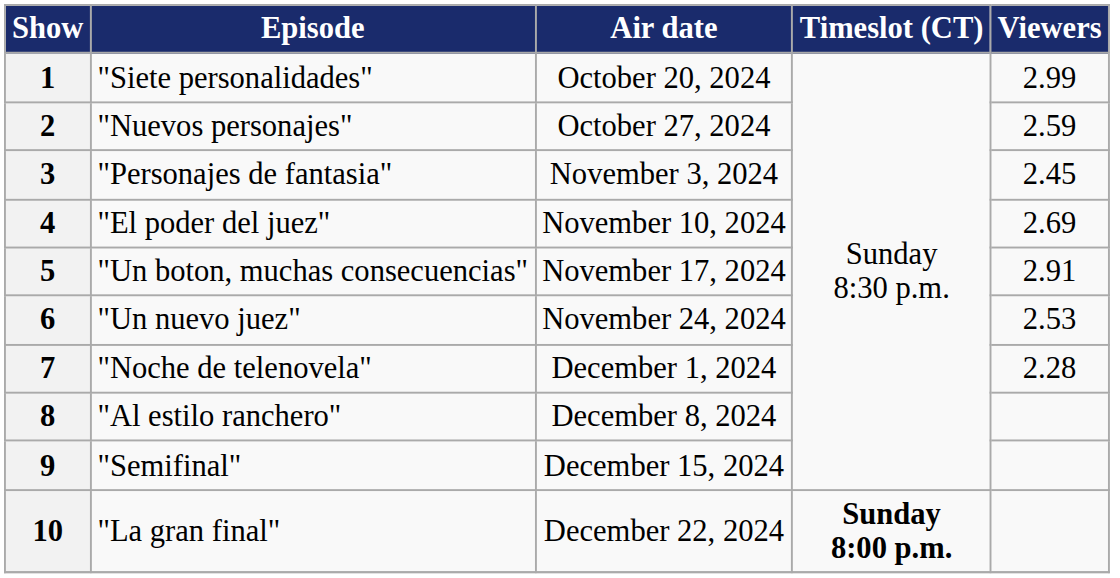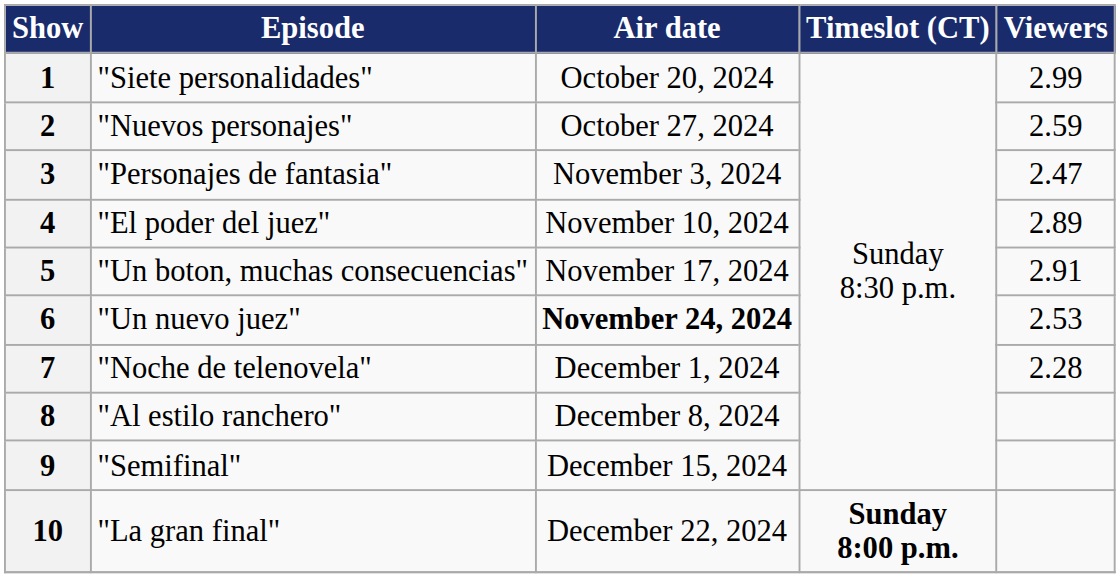(1050, 174) 2.45 -> (1056, 174) 2.47
(1050, 222) 2.69 -> (1056, 222) 2.89
(664, 319) normal -> (667, 319) bold
